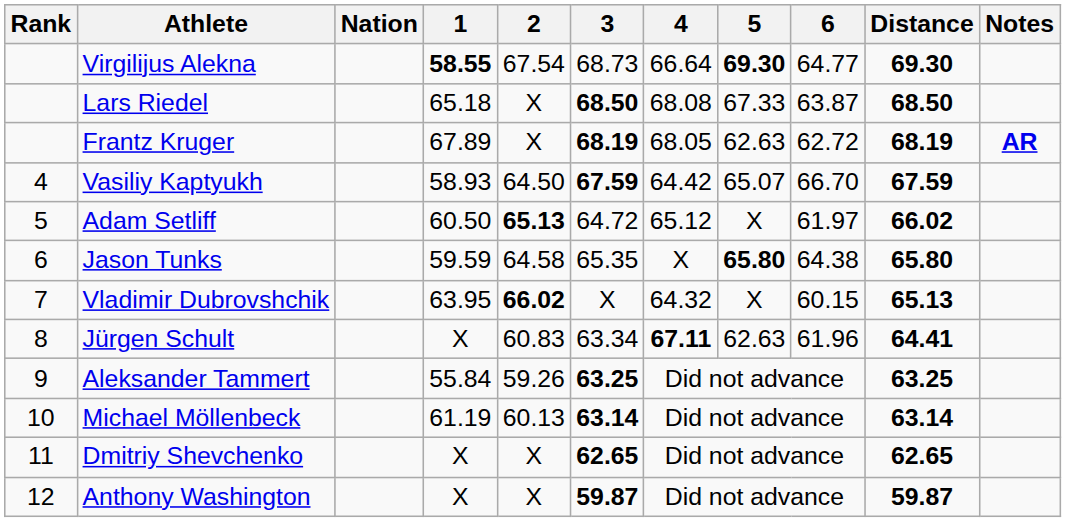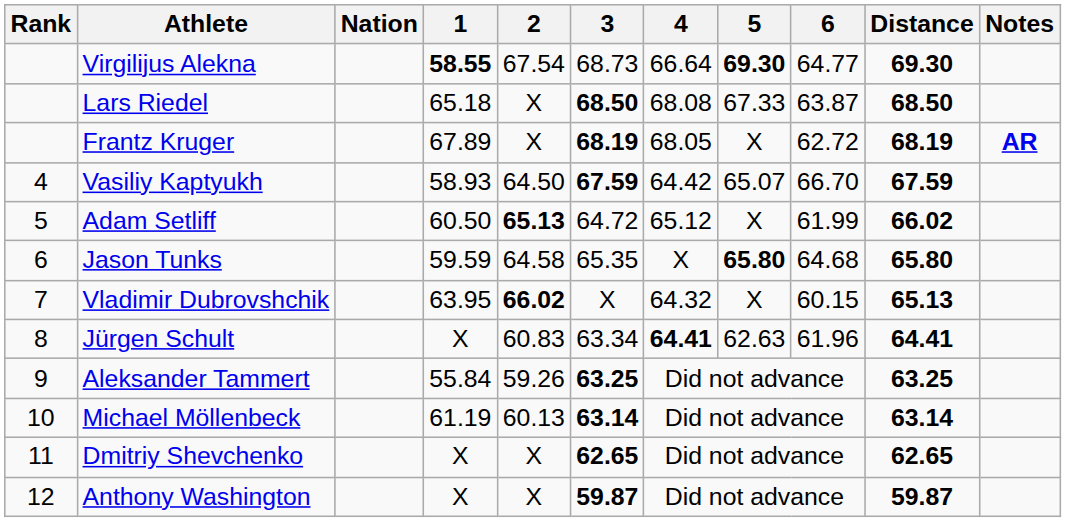(754, 142) 62.63 -> (754, 142) X
(828, 220) 61.97 -> (828, 220) 61.99
(828, 260) 64.38 -> (828, 260) 64.68
(681, 338) 67.11 -> (681, 338) 64.41
